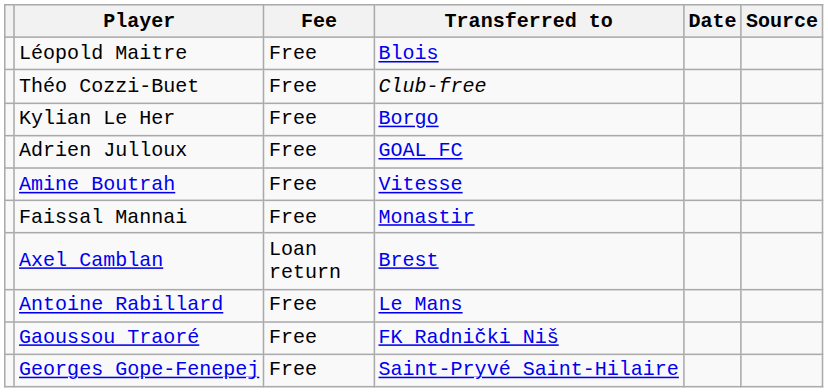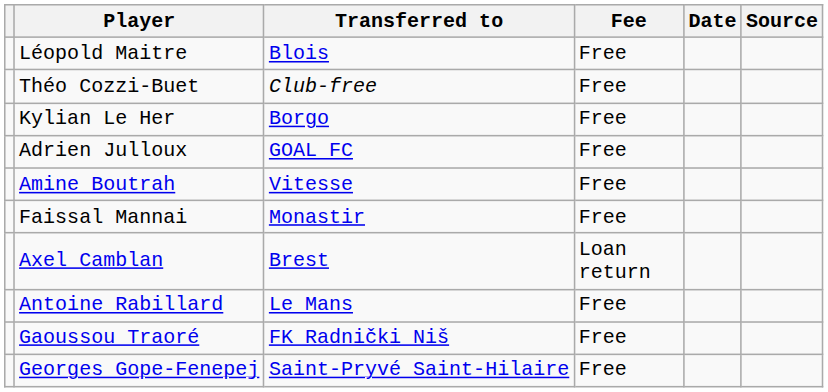columns swapped: (529, 21) <-> (319, 21)
